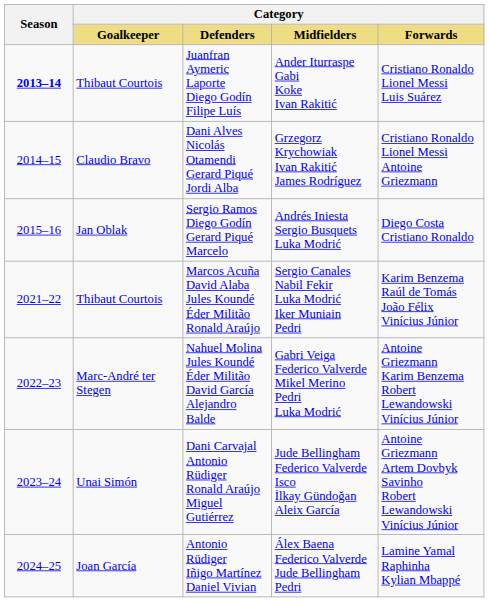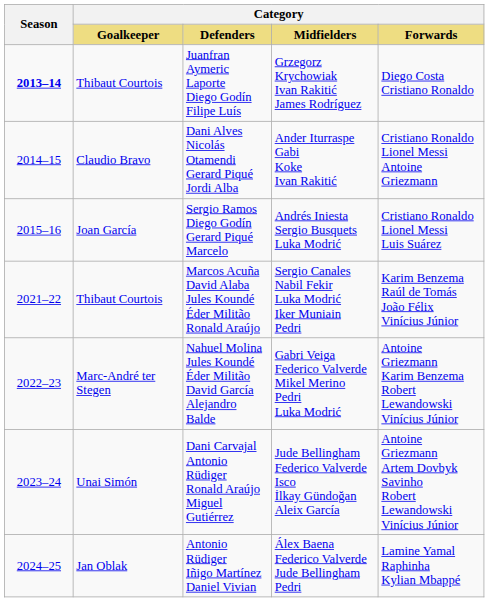(315, 83) Ander Iturraspe Gabi Koke Ivan Rakitić -> (318, 83) Grzegorz Krychowiak Ivan Rakitić James Rodríguez
(428, 83) Cristiano Ronaldo Lionel Messi Luis Suárez -> (428, 83) Diego Costa Cristiano Ronaldo
(318, 159) Grzegorz Krychowiak Ivan Rakitić James Rodríguez -> (315, 159) Ander Iturraspe Gabi Koke Ivan Rakitić
(102, 229) Jan Oblak -> (106, 229) Joan García
(428, 229) Diego Costa Cristiano Ronaldo -> (428, 229) Cristiano Ronaldo Lionel Messi Luis Suárez
(106, 565) Joan García -> (102, 565) Jan Oblak
